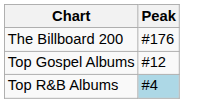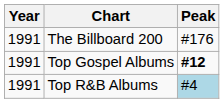+ column: (24, 16)
(154, 62) normal -> (193, 62) bold
